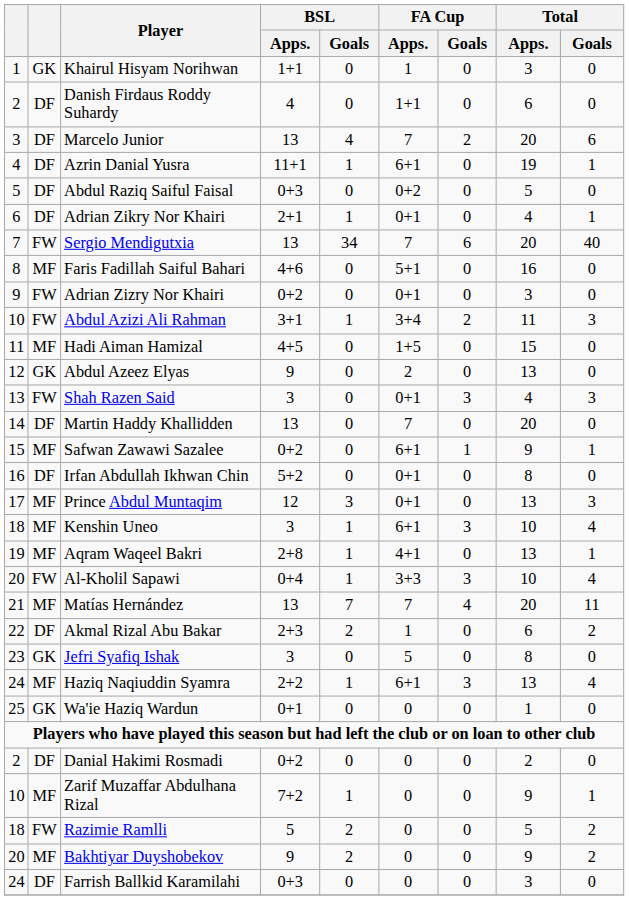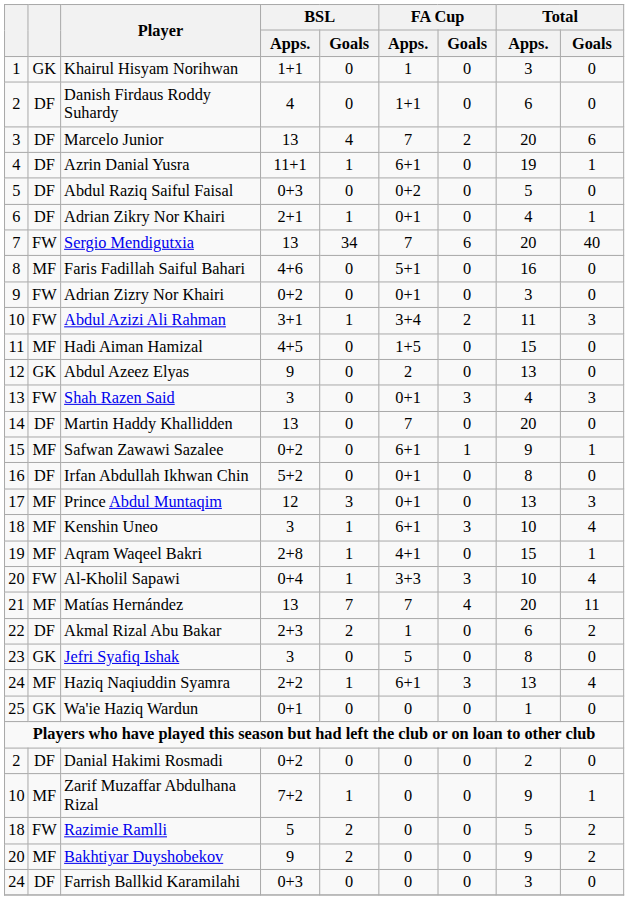(528, 553) 13 -> (528, 553) 15
